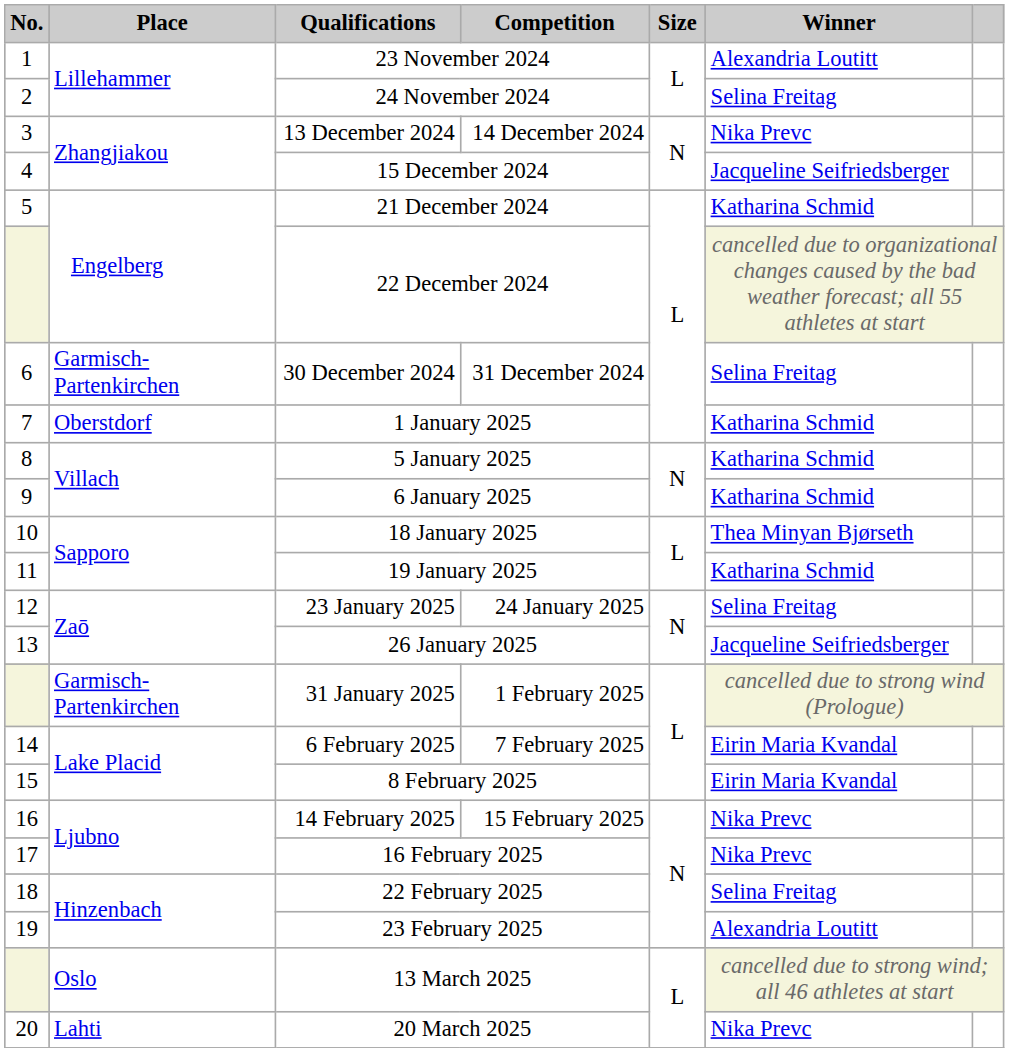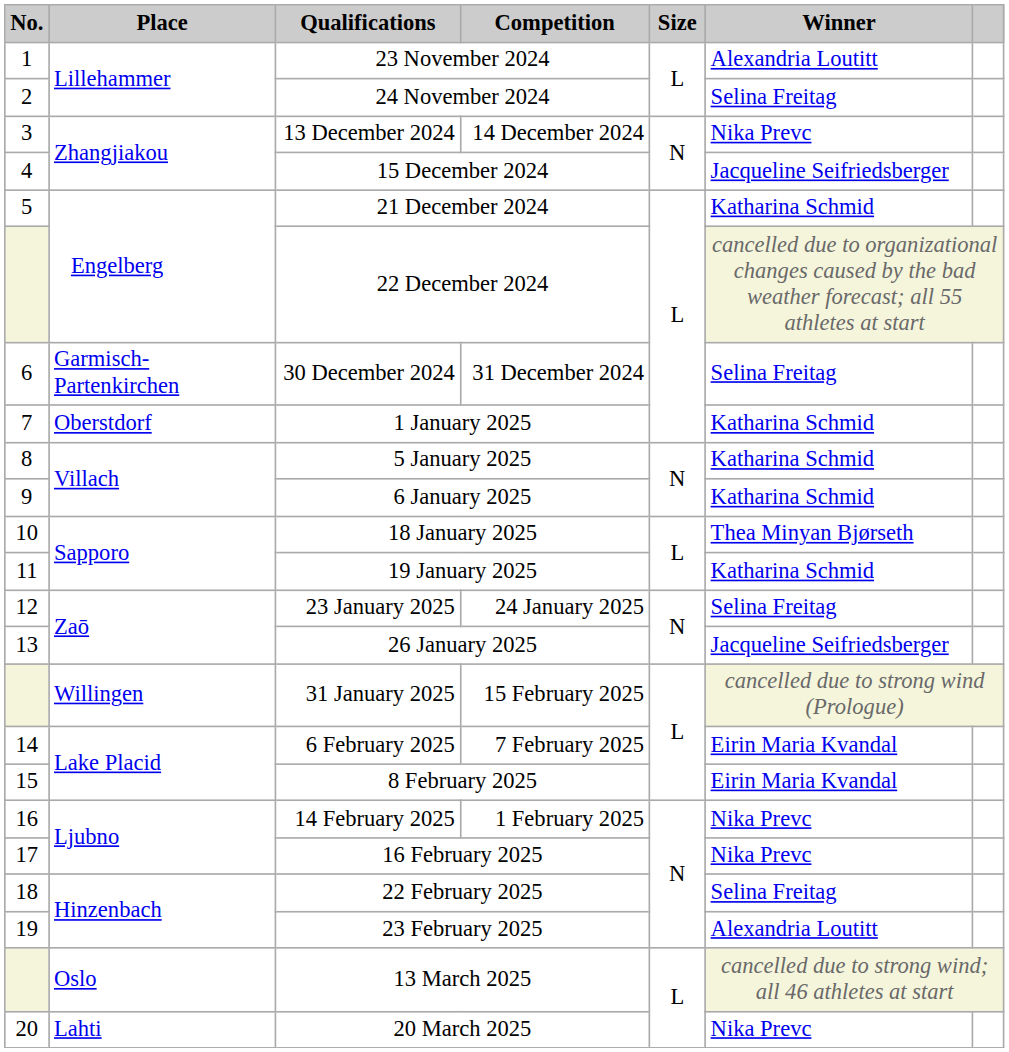(117, 694) Garmisch-Partenkirchen -> (99, 694) Willingen
(569, 694) 1 February 2025 -> (564, 694) 15 February 2025
(564, 818) 15 February 2025 -> (569, 818) 1 February 2025
